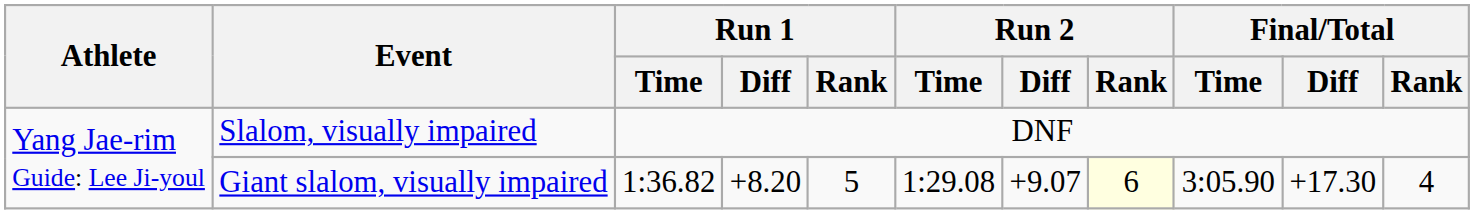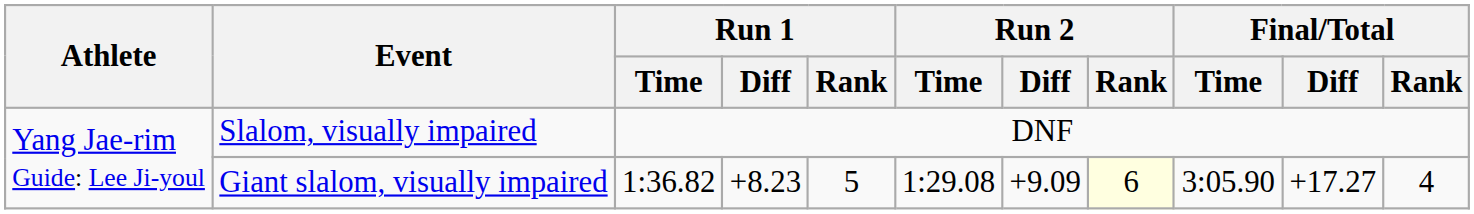(765, 182) +8.20 -> (765, 182) +8.23
(1045, 182) +9.07 -> (1045, 182) +9.09
(1333, 182) +17.30 -> (1333, 182) +17.27
